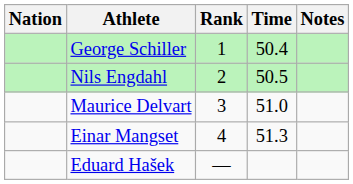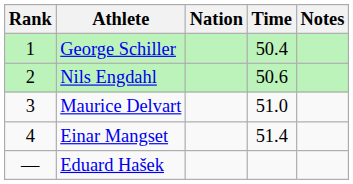columns swapped: (222, 19) <-> (35, 19)
(272, 77) 50.5 -> (272, 77) 50.6
(272, 135) 51.3 -> (272, 135) 51.4
